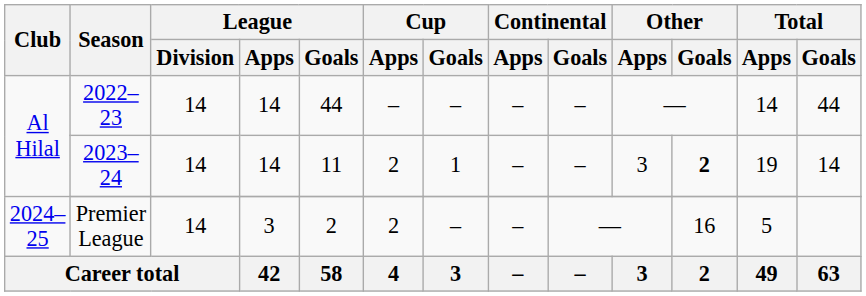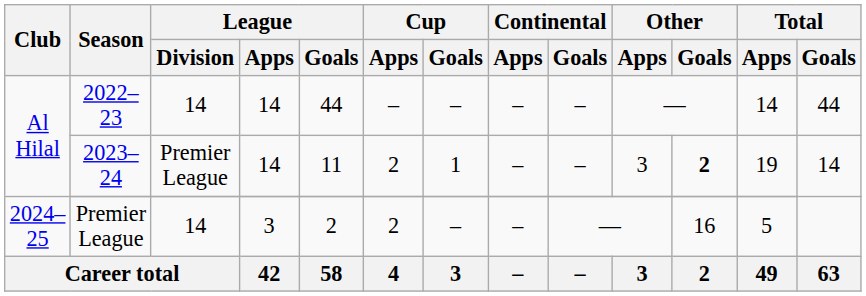(195, 165) 14 -> (195, 165) Premier League
